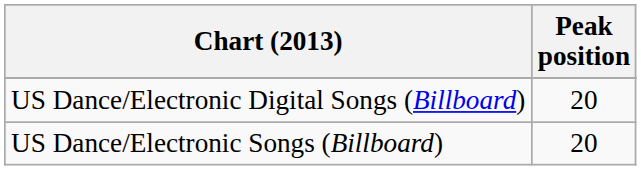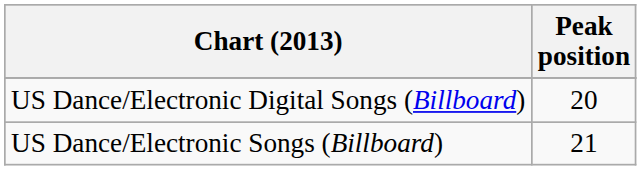(584, 142) 20 -> (584, 142) 21
